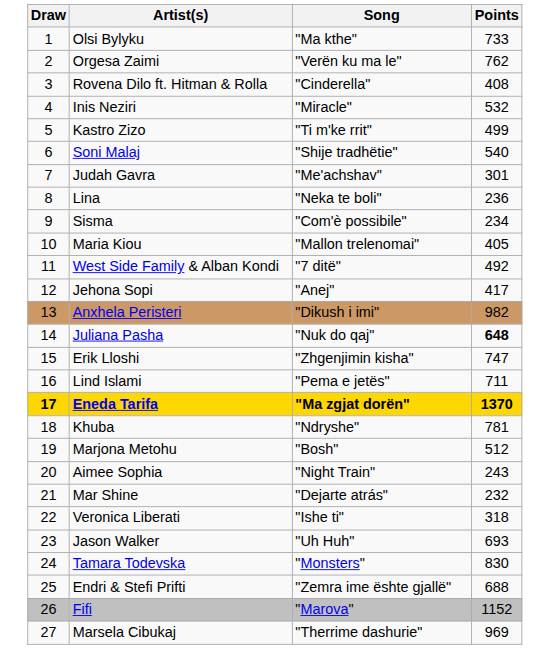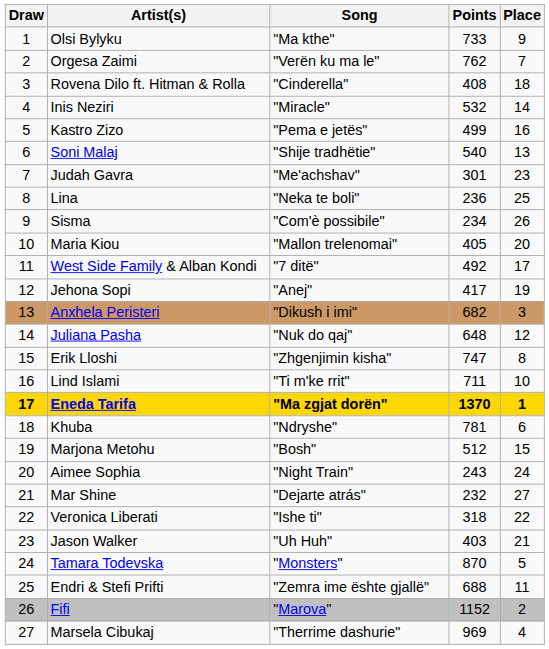+ column: (522, 15)
(334, 130) "Ti m'ke rrit" -> (320, 130) "Pema e jetës"
(497, 312) 982 -> (475, 312) 682
(497, 335) bold -> (475, 335) normal
(342, 381) "Pema e jetës" -> (311, 381) "Ti m'ke rrit"
(497, 541) 693 -> (475, 541) 403
(497, 564) 830 -> (475, 564) 870
